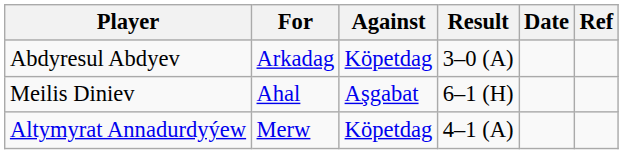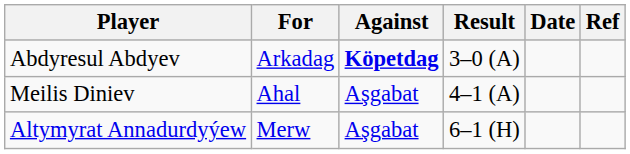(388, 58) normal -> (392, 58) bold
(478, 93) 6–1 (H) -> (484, 93) 4–1 (A)
(388, 129) Köpetdag -> (382, 129) Aşgabat
(478, 129) 4–1 (A) -> (484, 129) 6–1 (H)
